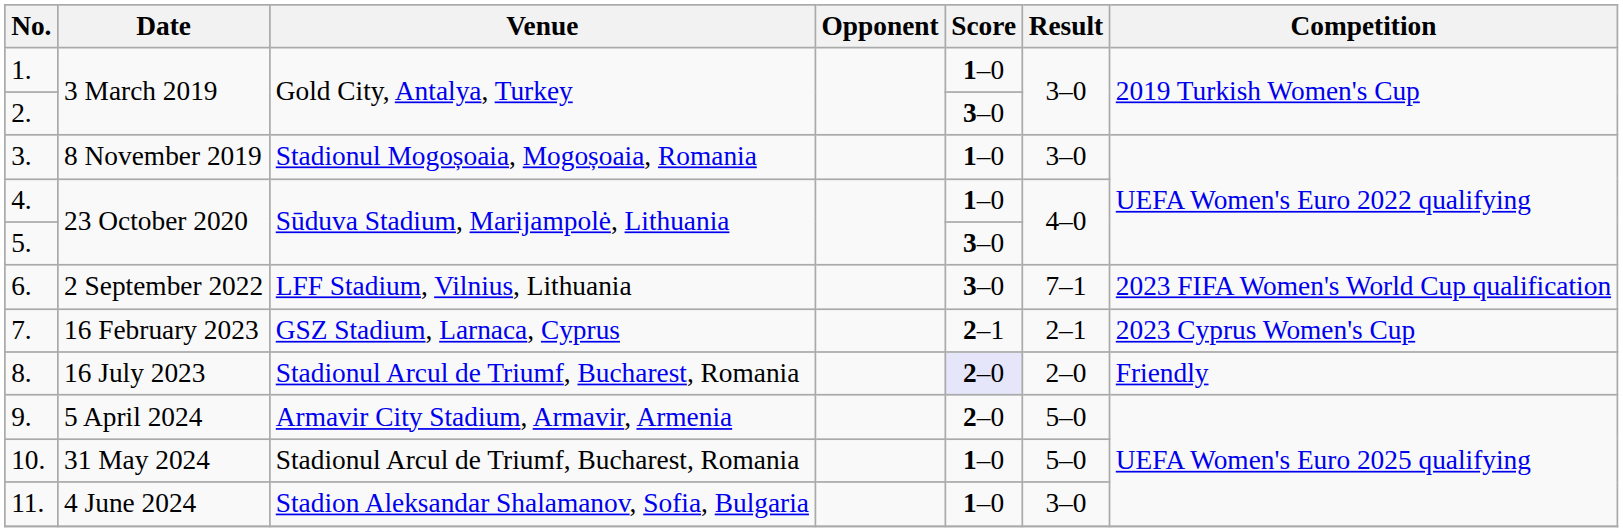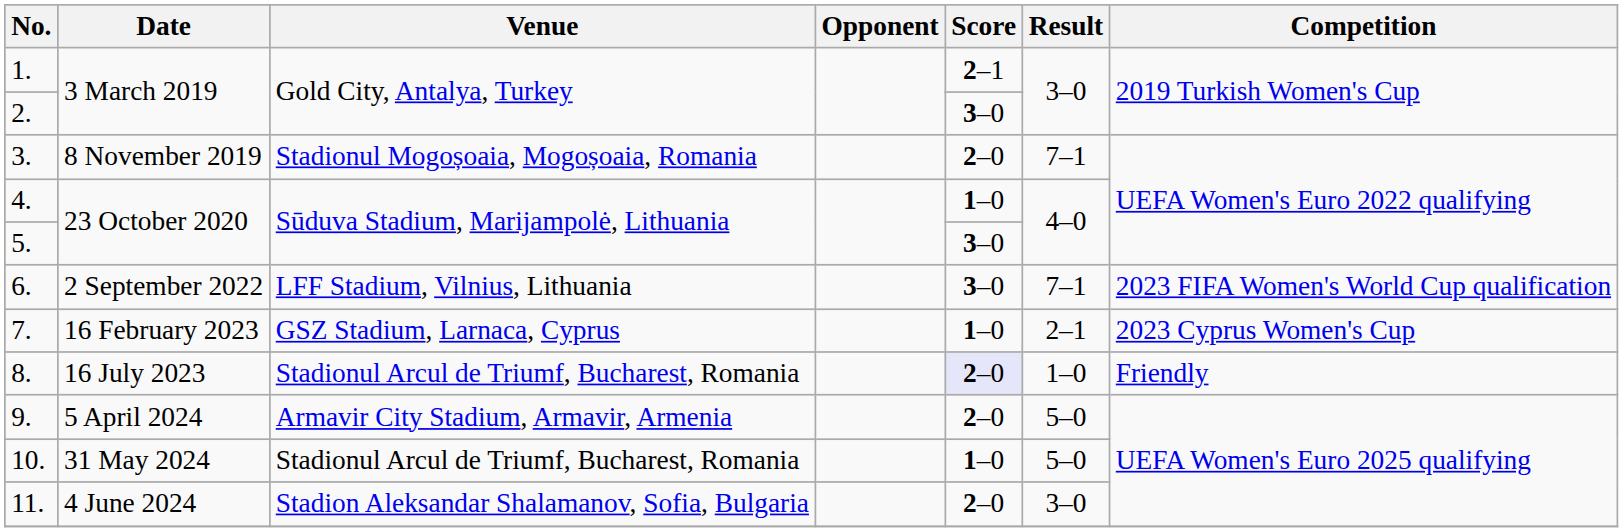(984, 69) 1–0 -> (984, 69) 2–1
(984, 156) 1–0 -> (984, 156) 2–0
(1066, 156) 3–0 -> (1066, 156) 7–1
(984, 329) 2–1 -> (984, 329) 1–0
(1066, 373) 2–0 -> (1066, 373) 1–0
(984, 503) 1–0 -> (984, 503) 2–0
